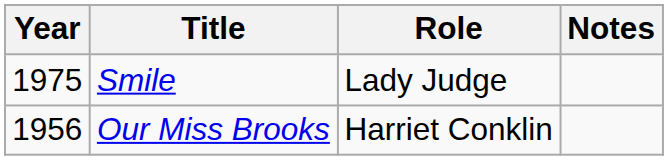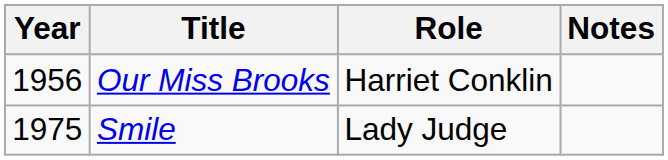rows swapped: (213, 129) <-> (136, 79)
